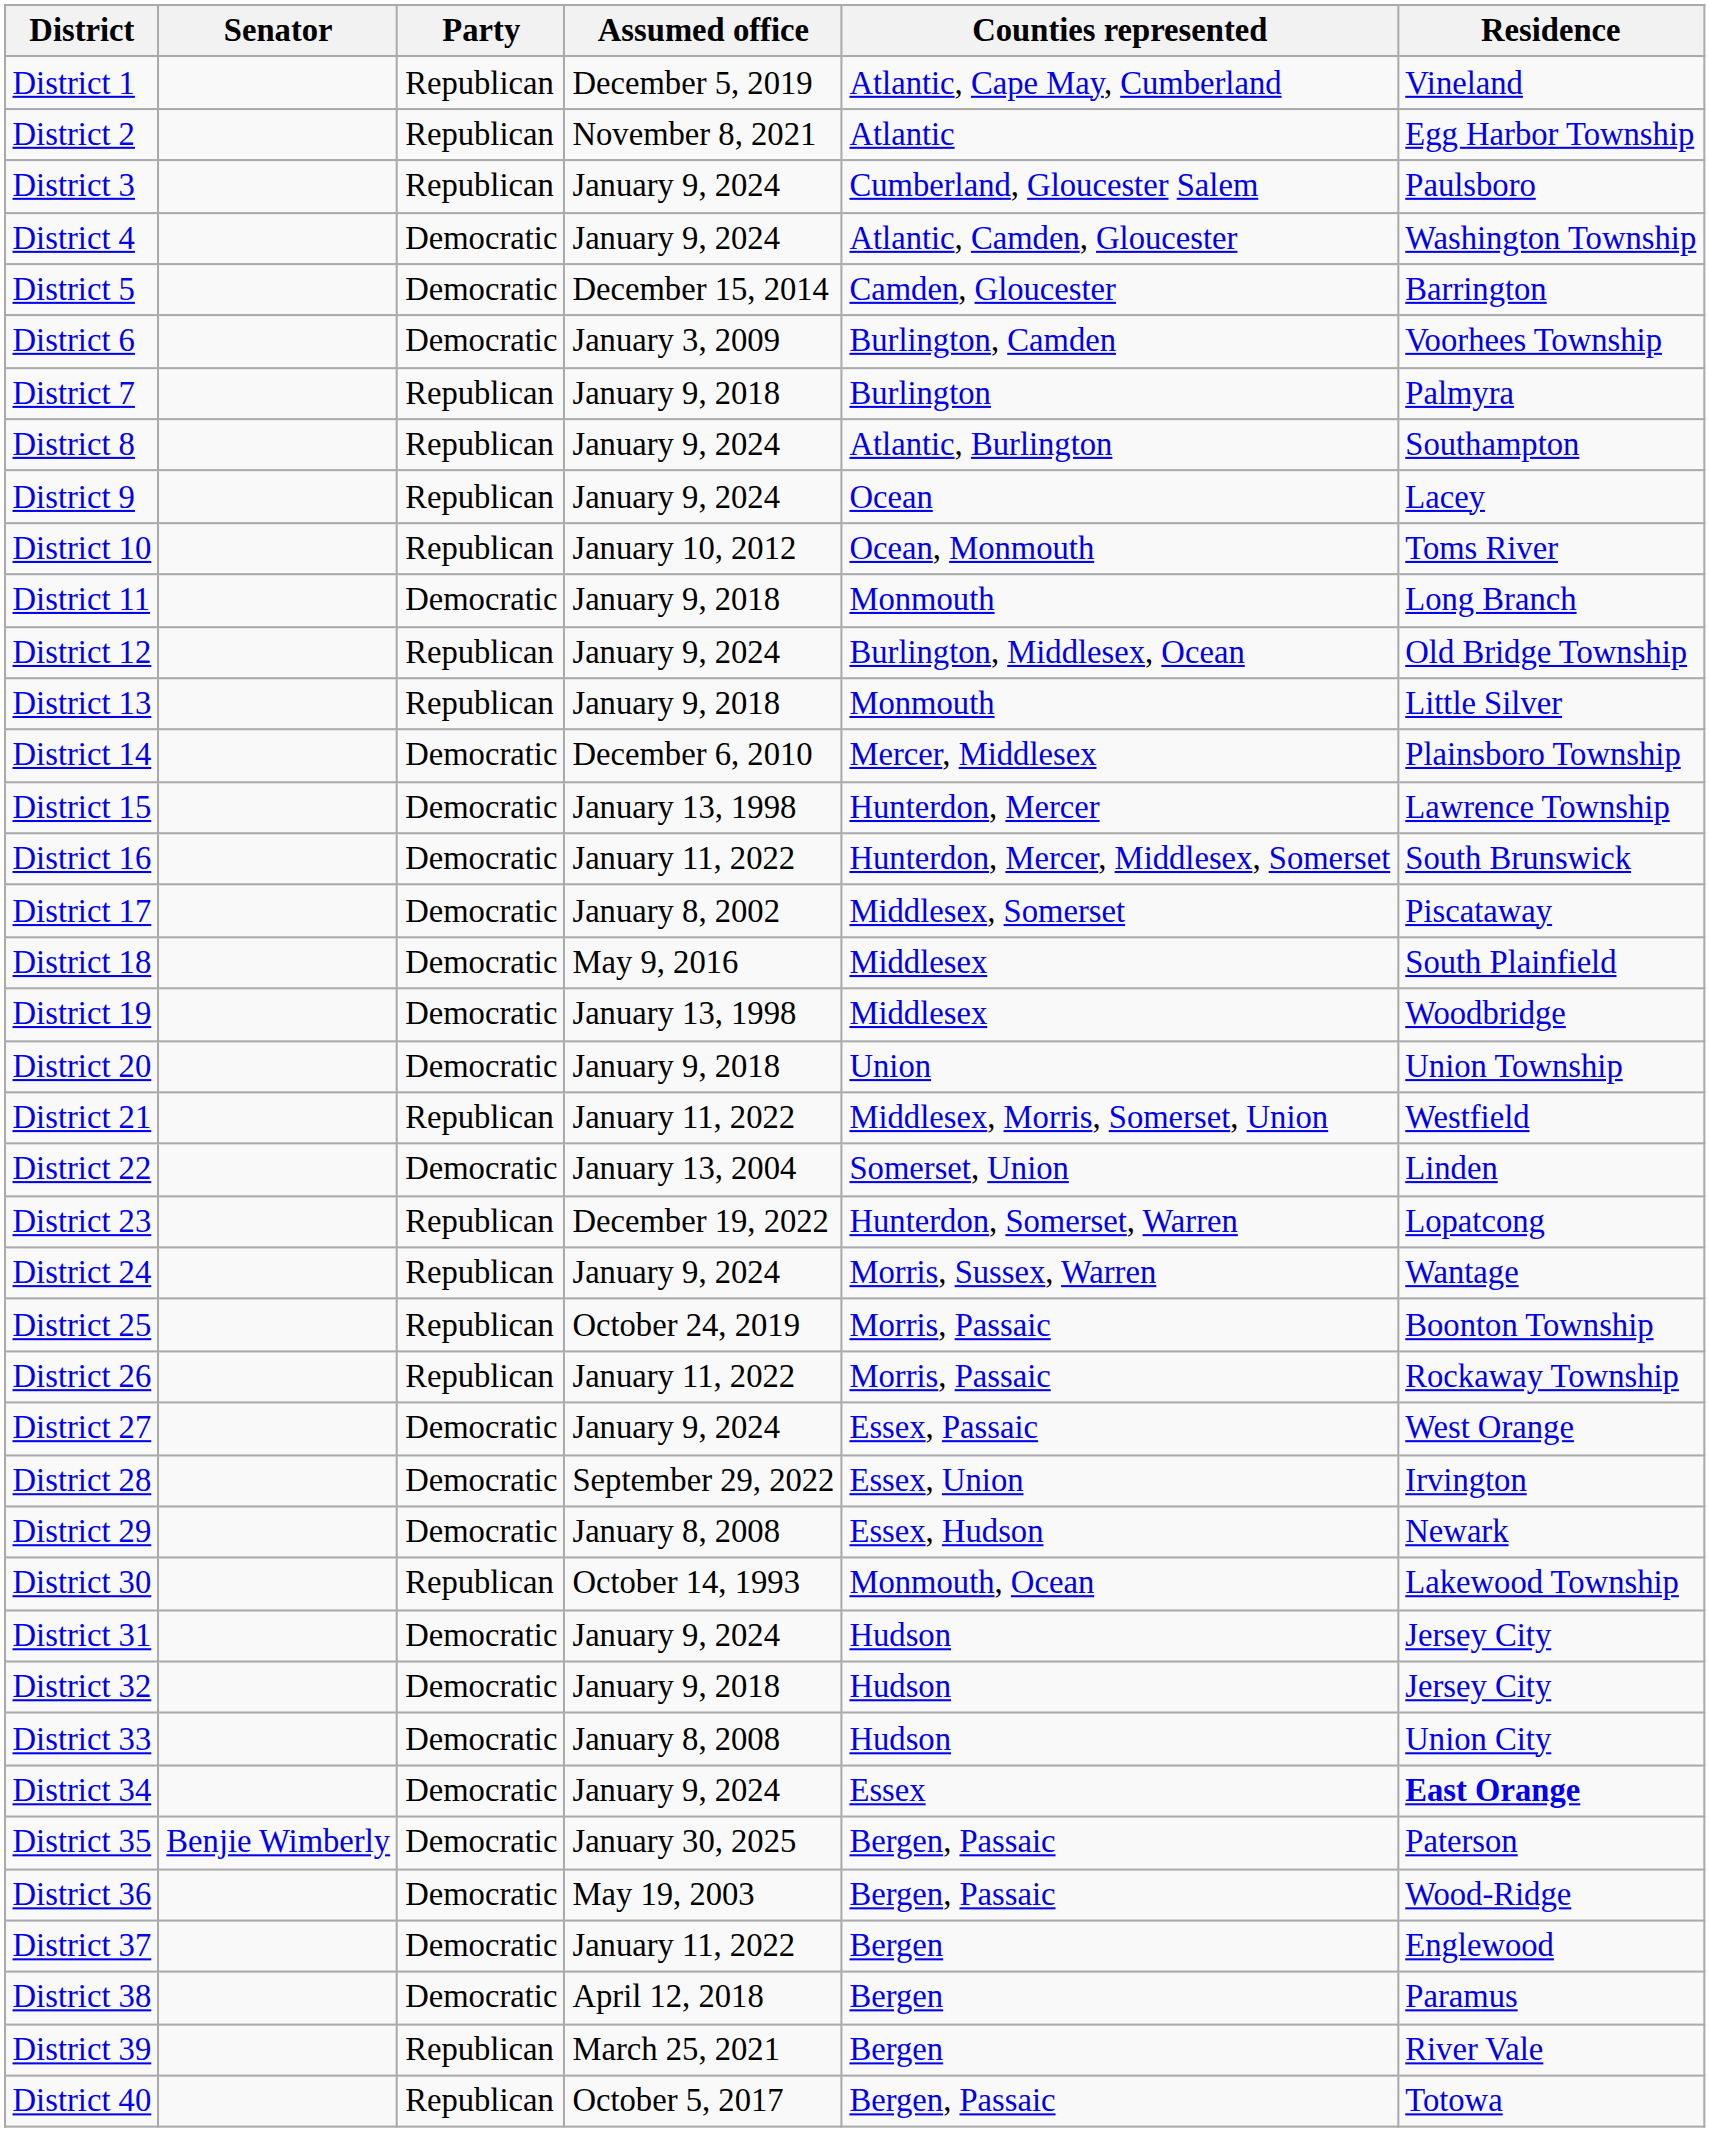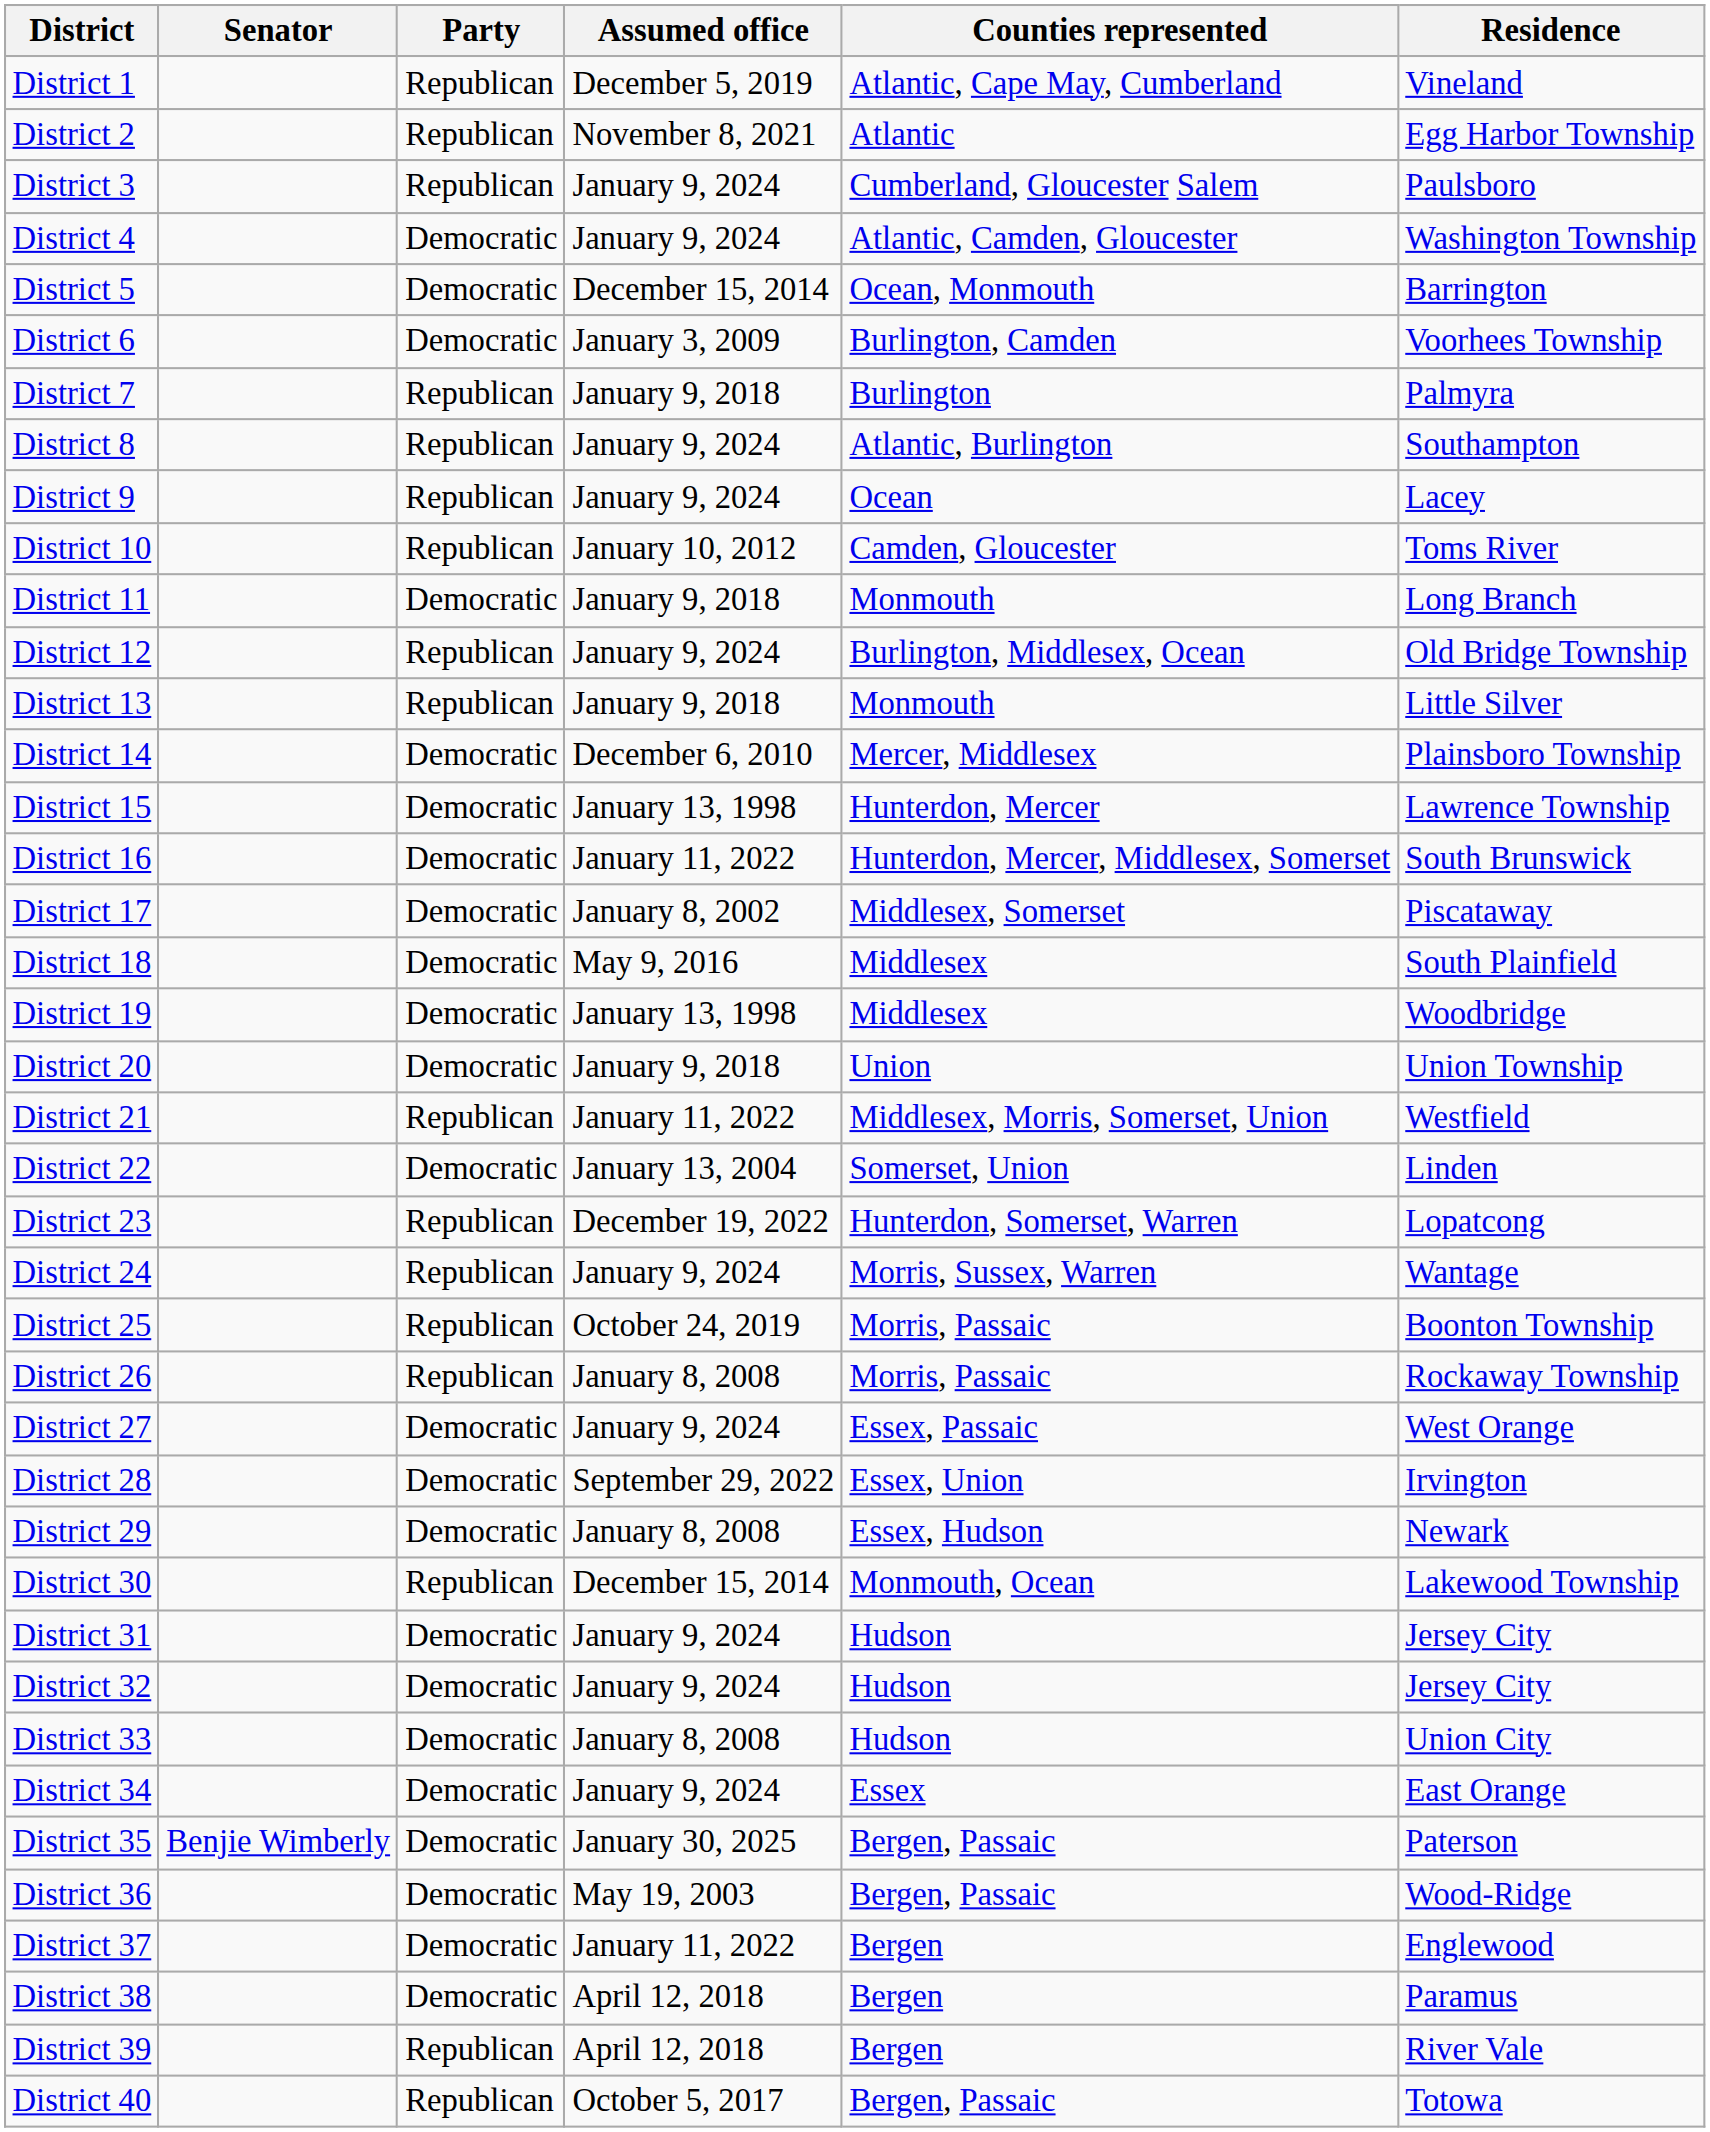(983, 289) Camden, Gloucester -> (972, 289) Ocean, Monmouth
(972, 548) Ocean, Monmouth -> (983, 548) Camden, Gloucester
(684, 1376) January 11, 2022 -> (676, 1376) January 8, 2008
(686, 1583) October 14, 1993 -> (701, 1583) December 15, 2014
(676, 1686) January 9, 2018 -> (676, 1686) January 9, 2024
(1493, 1790) bold -> (1485, 1790) normal
(676, 2049) March 25, 2021 -> (668, 2049) April 12, 2018
